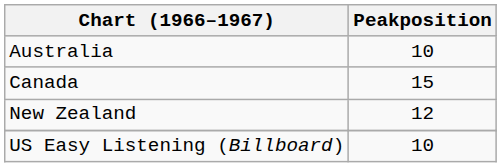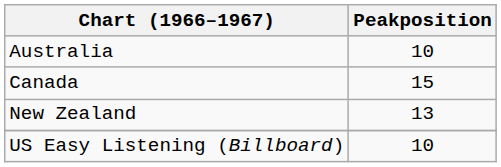(423, 114) 12 -> (423, 114) 13
